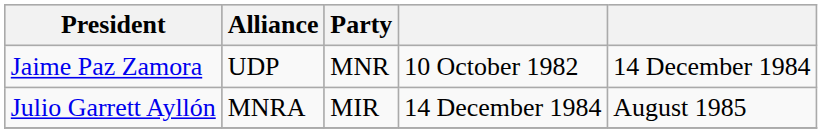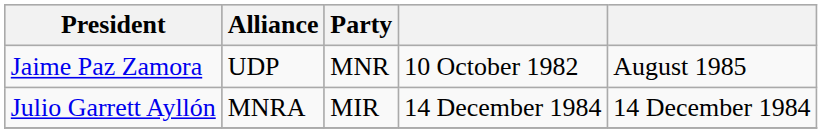(712, 66) 14 December 1984 -> (680, 66) August 1985
(680, 107) August 1985 -> (712, 107) 14 December 1984
